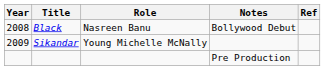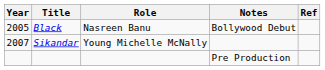(18, 27) 2008 -> (18, 27) 2005
(18, 42) 2009 -> (18, 42) 2007
